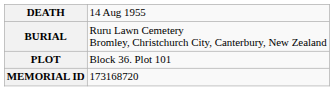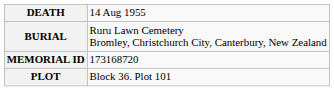rows swapped: (46, 59) <-> (46, 77)
